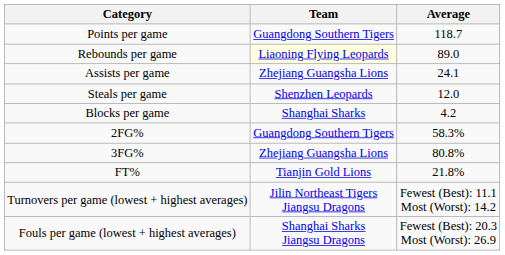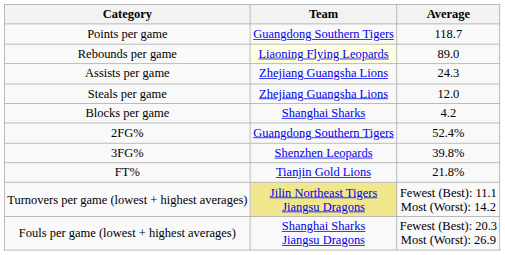(448, 73) 24.1 -> (448, 73) 24.3
(324, 93) Shenzhen Leopards -> (324, 93) Zhejiang Guangsha Lions
(448, 133) 58.3% -> (448, 133) 52.4%
(324, 152) Zhejiang Guangsha Lions -> (324, 152) Shenzhen Leopards
(448, 152) 80.8% -> (448, 152) 39.8%
(324, 199) no background -> (324, 199) khaki background
